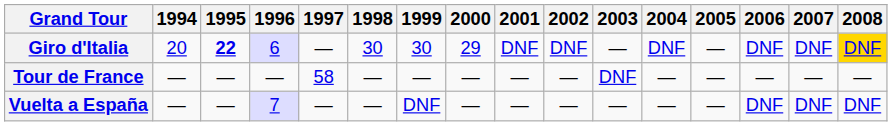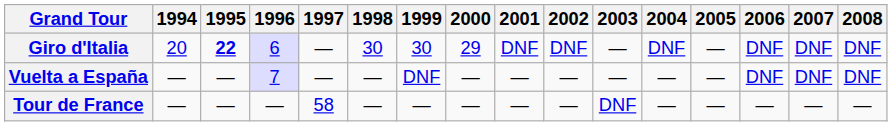(862, 47) gold background -> (862, 47) no background
rows swapped: (78, 76) <-> (78, 105)
